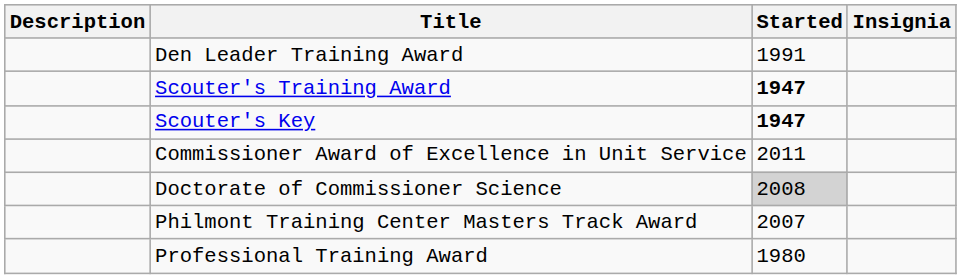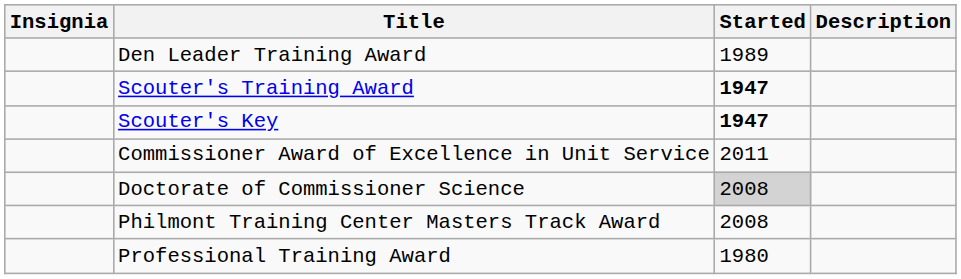columns swapped: (902, 22) <-> (77, 22)
(781, 55) 1991 -> (744, 55) 1989
(781, 222) 2007 -> (744, 222) 2008
